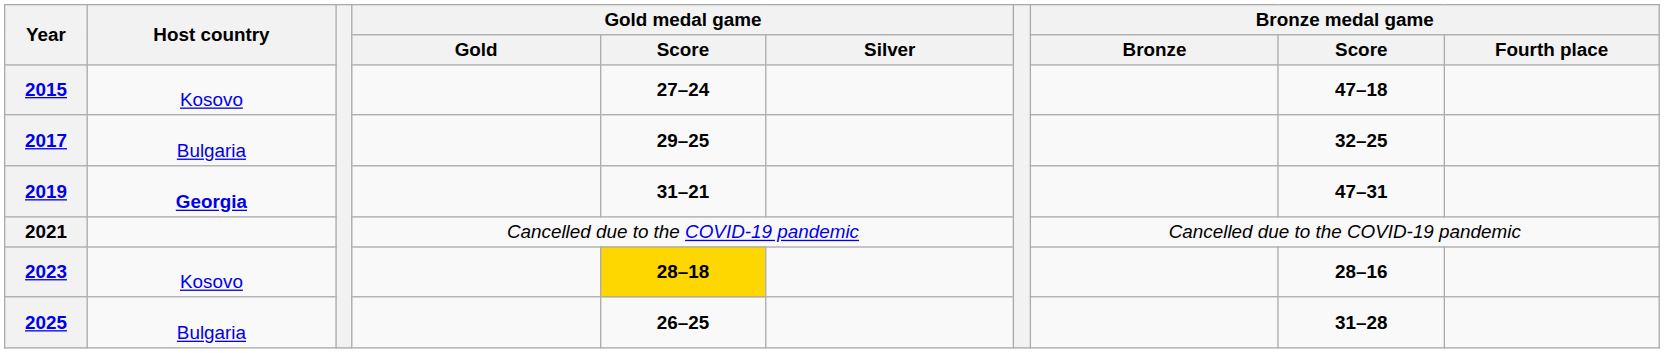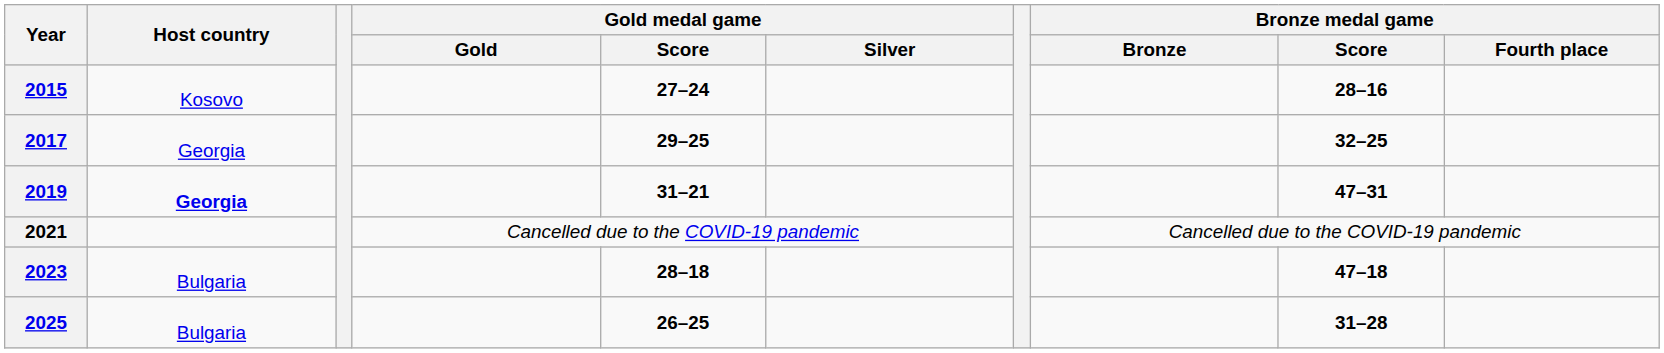(1361, 90) 47–18 -> (1361, 90) 28–16
(211, 151) Bulgaria -> (211, 151) Georgia
(211, 283) Kosovo -> (211, 283) Bulgaria
(683, 272) gold background -> (683, 272) no background
(1361, 272) 28–16 -> (1361, 272) 47–18
